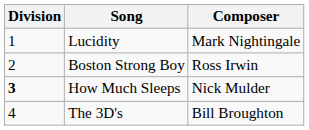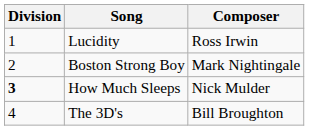(246, 40) Mark Nightingale -> (225, 40) Ross Irwin
(225, 64) Ross Irwin -> (246, 64) Mark Nightingale
